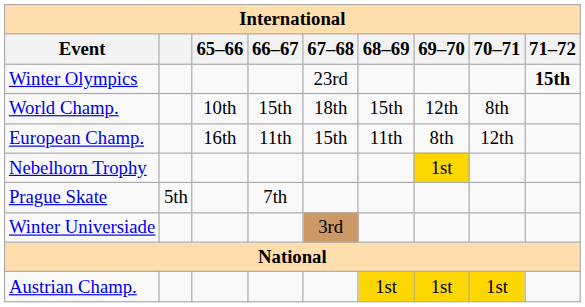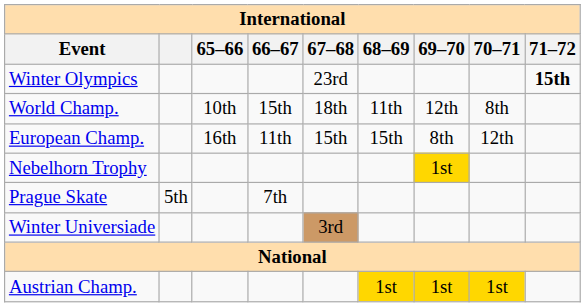(386, 108) 15th -> (386, 108) 11th
(386, 138) 11th -> (386, 138) 15th
